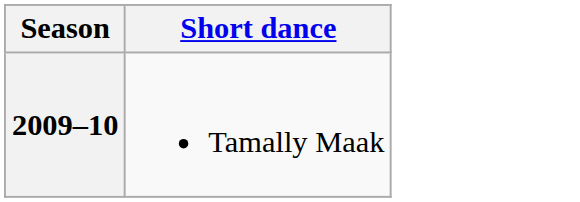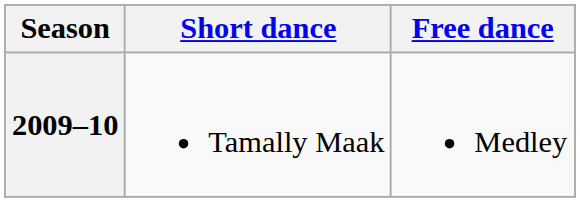+ column: (483, 28)
